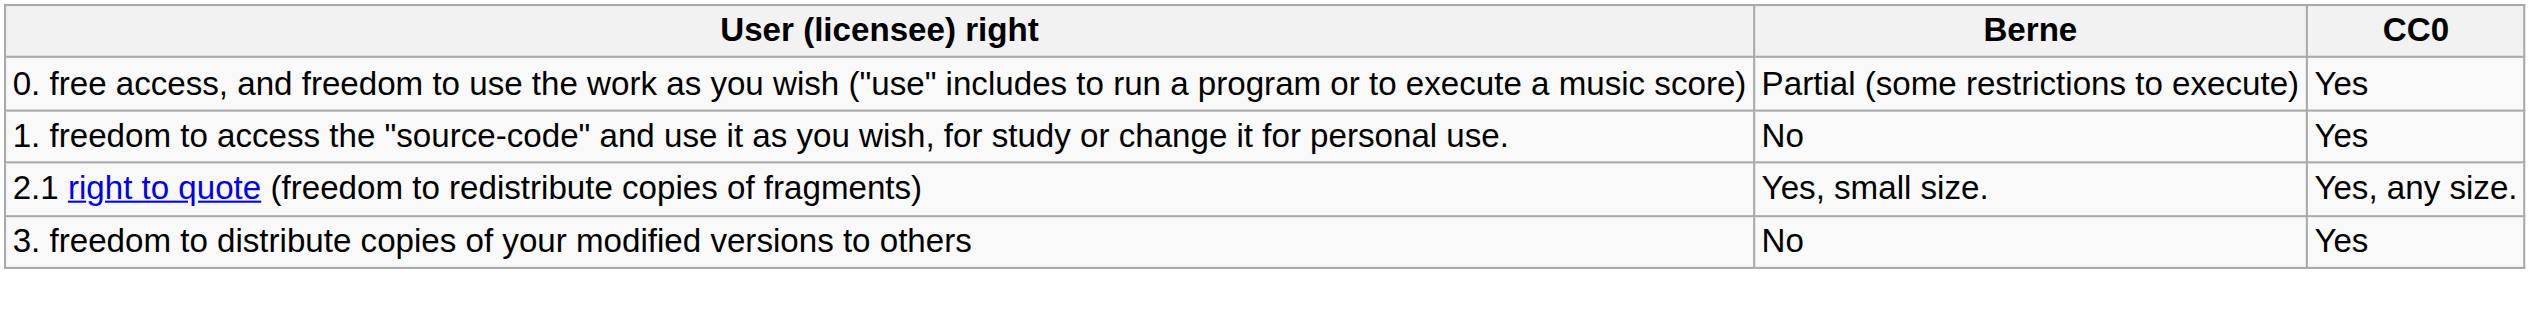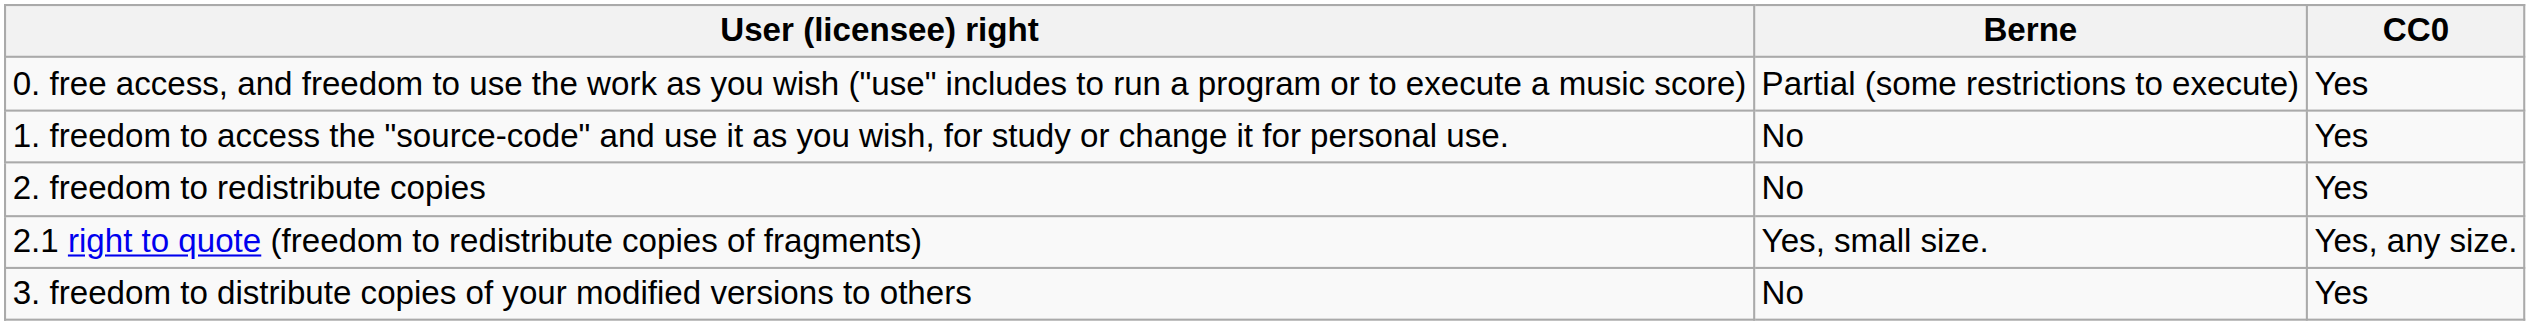+ row: (249, 188)
